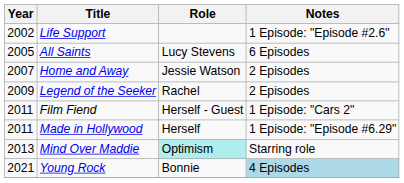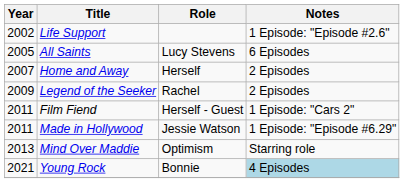(201, 71) Jessie Watson -> (181, 71) Herself
(181, 129) Herself -> (201, 129) Jessie Watson
(187, 149) paleturquoise background -> (187, 149) no background
